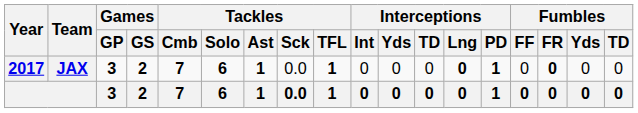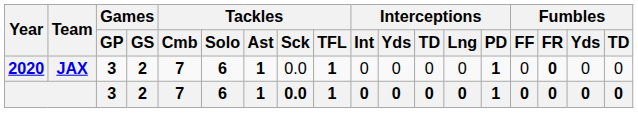(26, 68) 2017 -> (26, 68) 2020
(462, 68) bold -> (462, 68) normal
